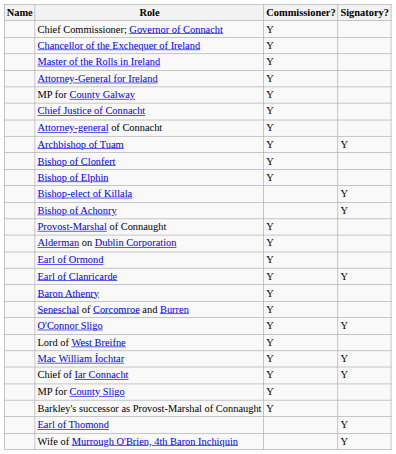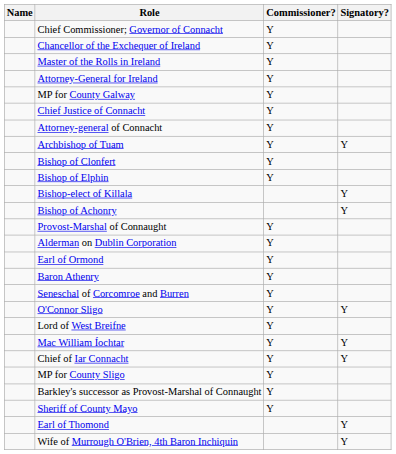- row: (77, 276)
+ row: (88, 408)
